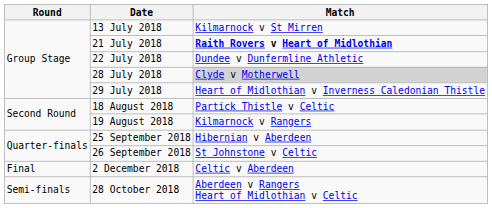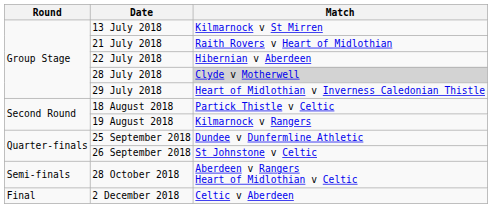(294, 44) bold -> (294, 44) normal
(279, 59) Dundee v Dunfermline Athletic -> (253, 59) Hibernian v Aberdeen
(253, 138) Hibernian v Aberdeen -> (279, 138) Dundee v Dunfermline Athletic
rows swapped: (136, 190) <-> (136, 169)
